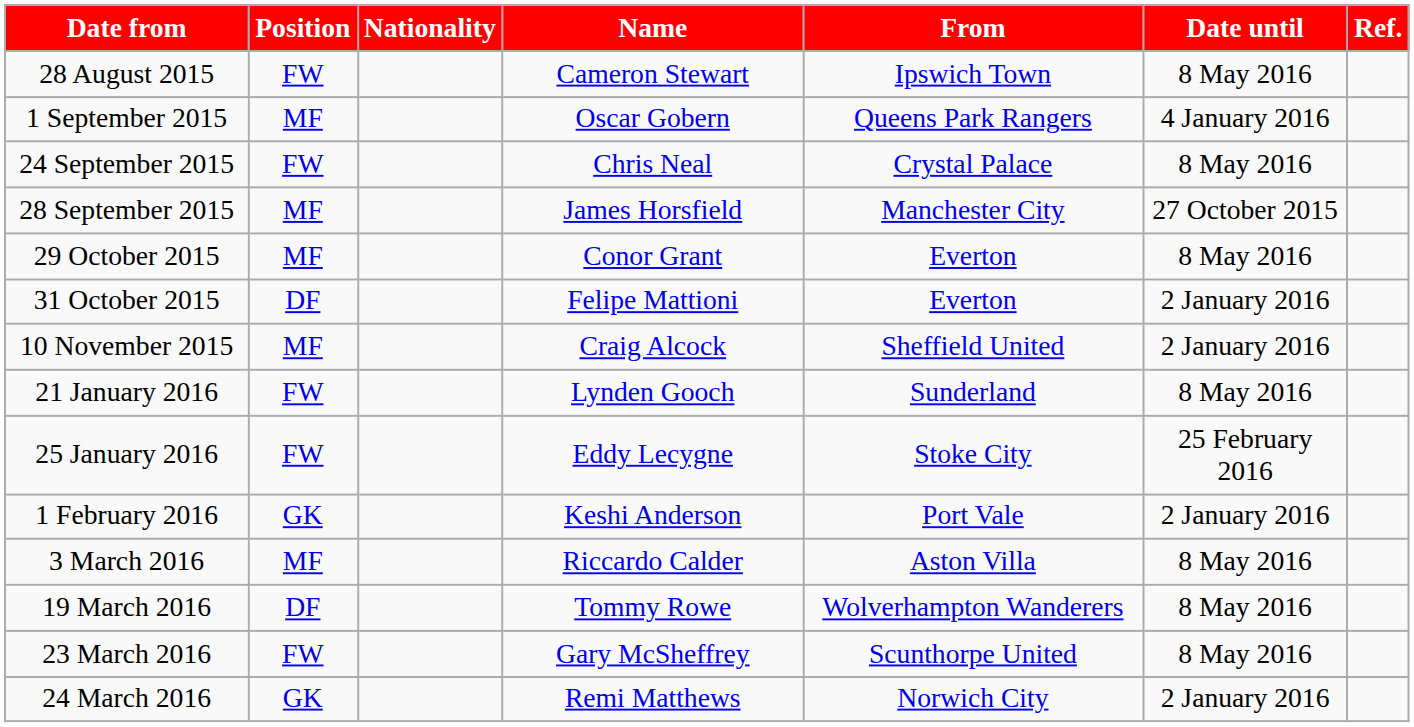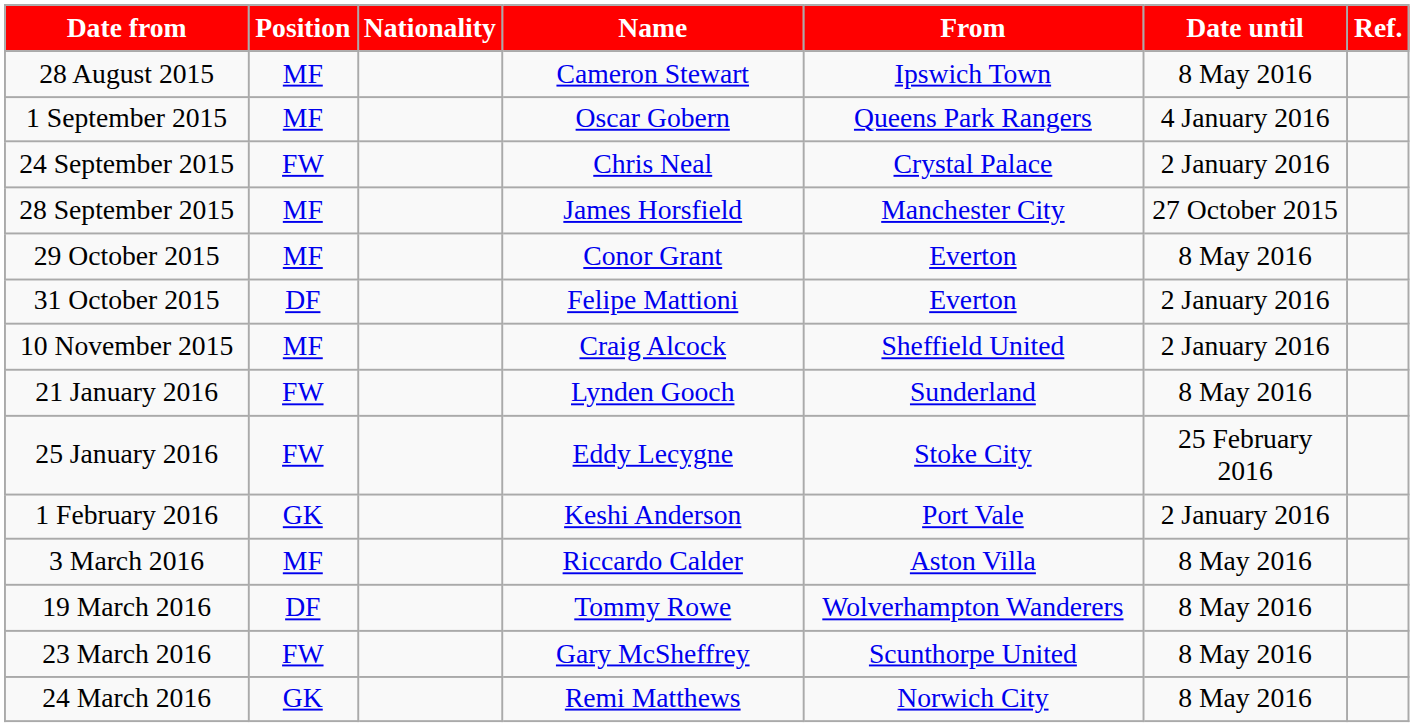(303, 73) FW -> (303, 73) MF
(1245, 164) 8 May 2016 -> (1245, 164) 2 January 2016
(1245, 698) 2 January 2016 -> (1245, 698) 8 May 2016
